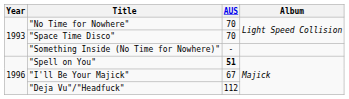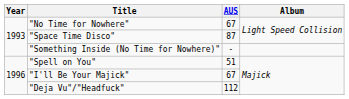(231, 24) 70 -> (231, 24) 67
(231, 37) 70 -> (231, 37) 87
(231, 62) bold -> (231, 62) normal
